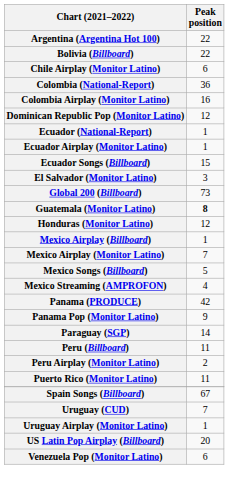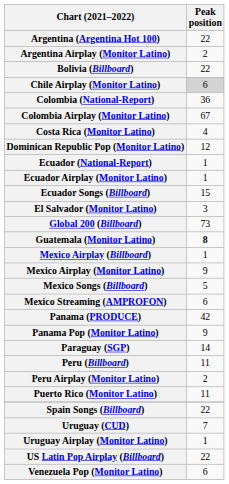+ row: (95, 54)
(205, 69) no background -> (205, 85) lightgrey background
(205, 100) 16 -> (205, 116) 67
+ row: (95, 131)
- row: (95, 224)
(205, 255) 7 -> (205, 270) 9
(205, 286) 4 -> (205, 301) 6
(205, 394) 67 -> (205, 410) 22
(205, 441) 20 -> (205, 456) 22
